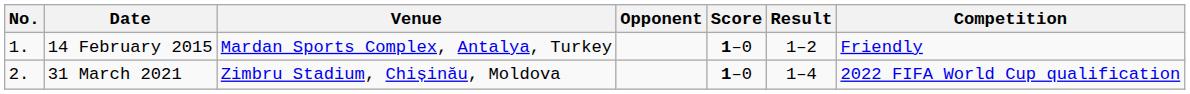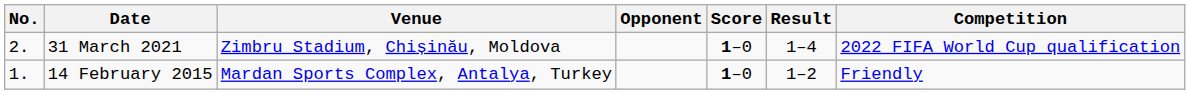rows swapped: (130, 47) <-> (115, 75)
